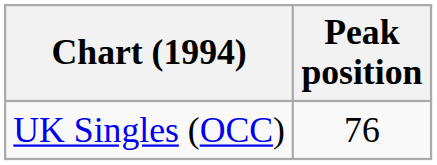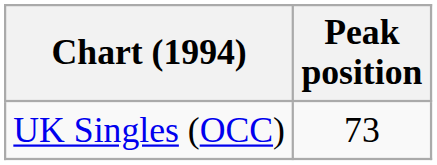(362, 129) 76 -> (362, 129) 73
